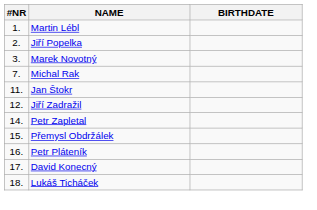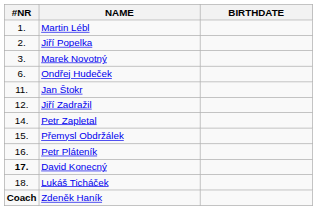+ row: (76, 74)
- row: (55, 74)
(16, 167) normal -> (22, 167) bold
+ row: (72, 198)
